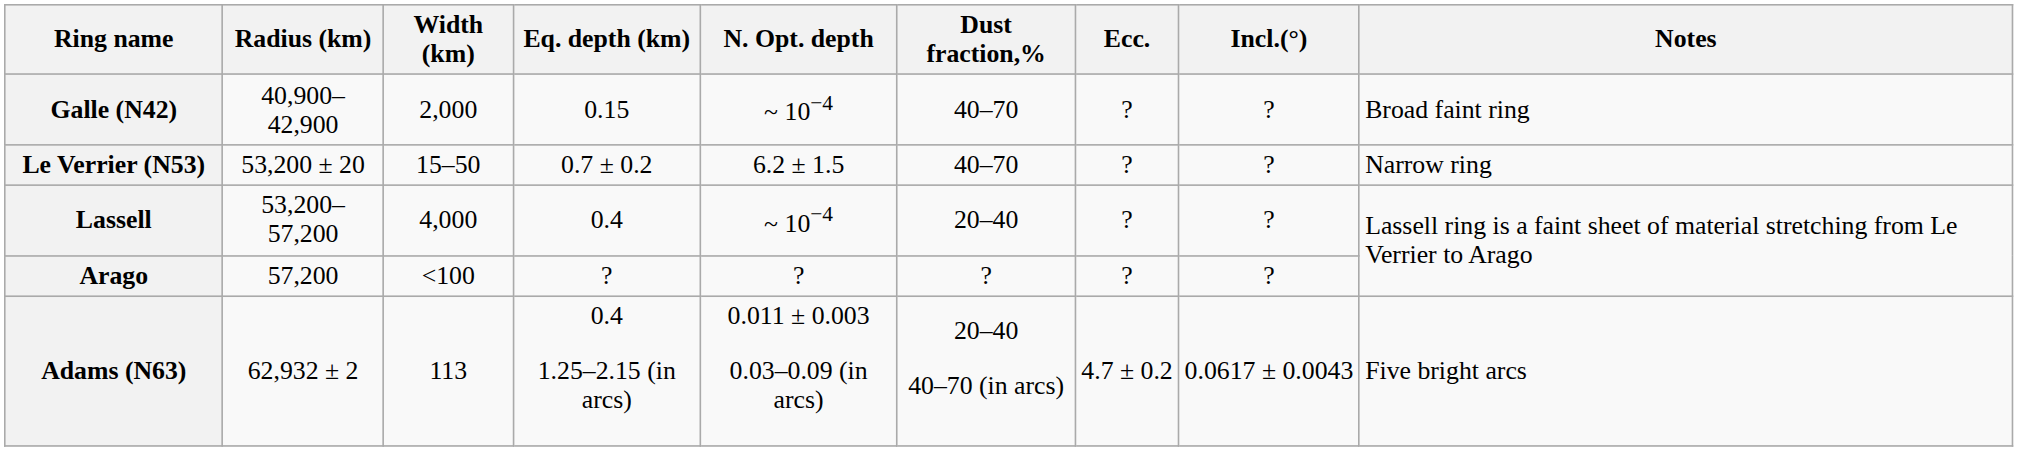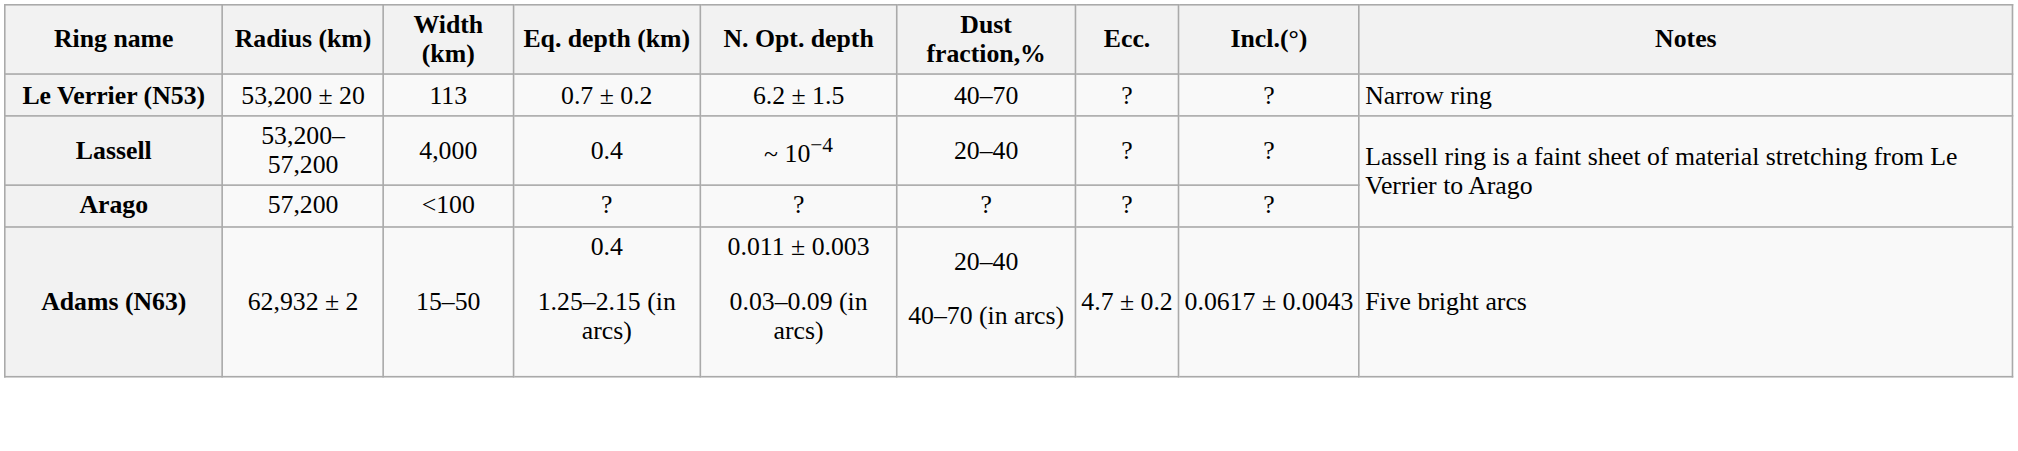- row: (114, 109)
(448, 164) 15–50 -> (448, 94) 113
(448, 370) 113 -> (448, 301) 15–50
